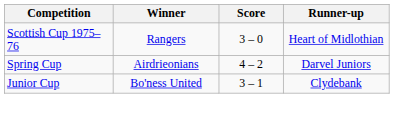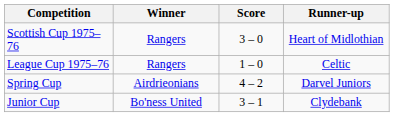+ row: (58, 64)
